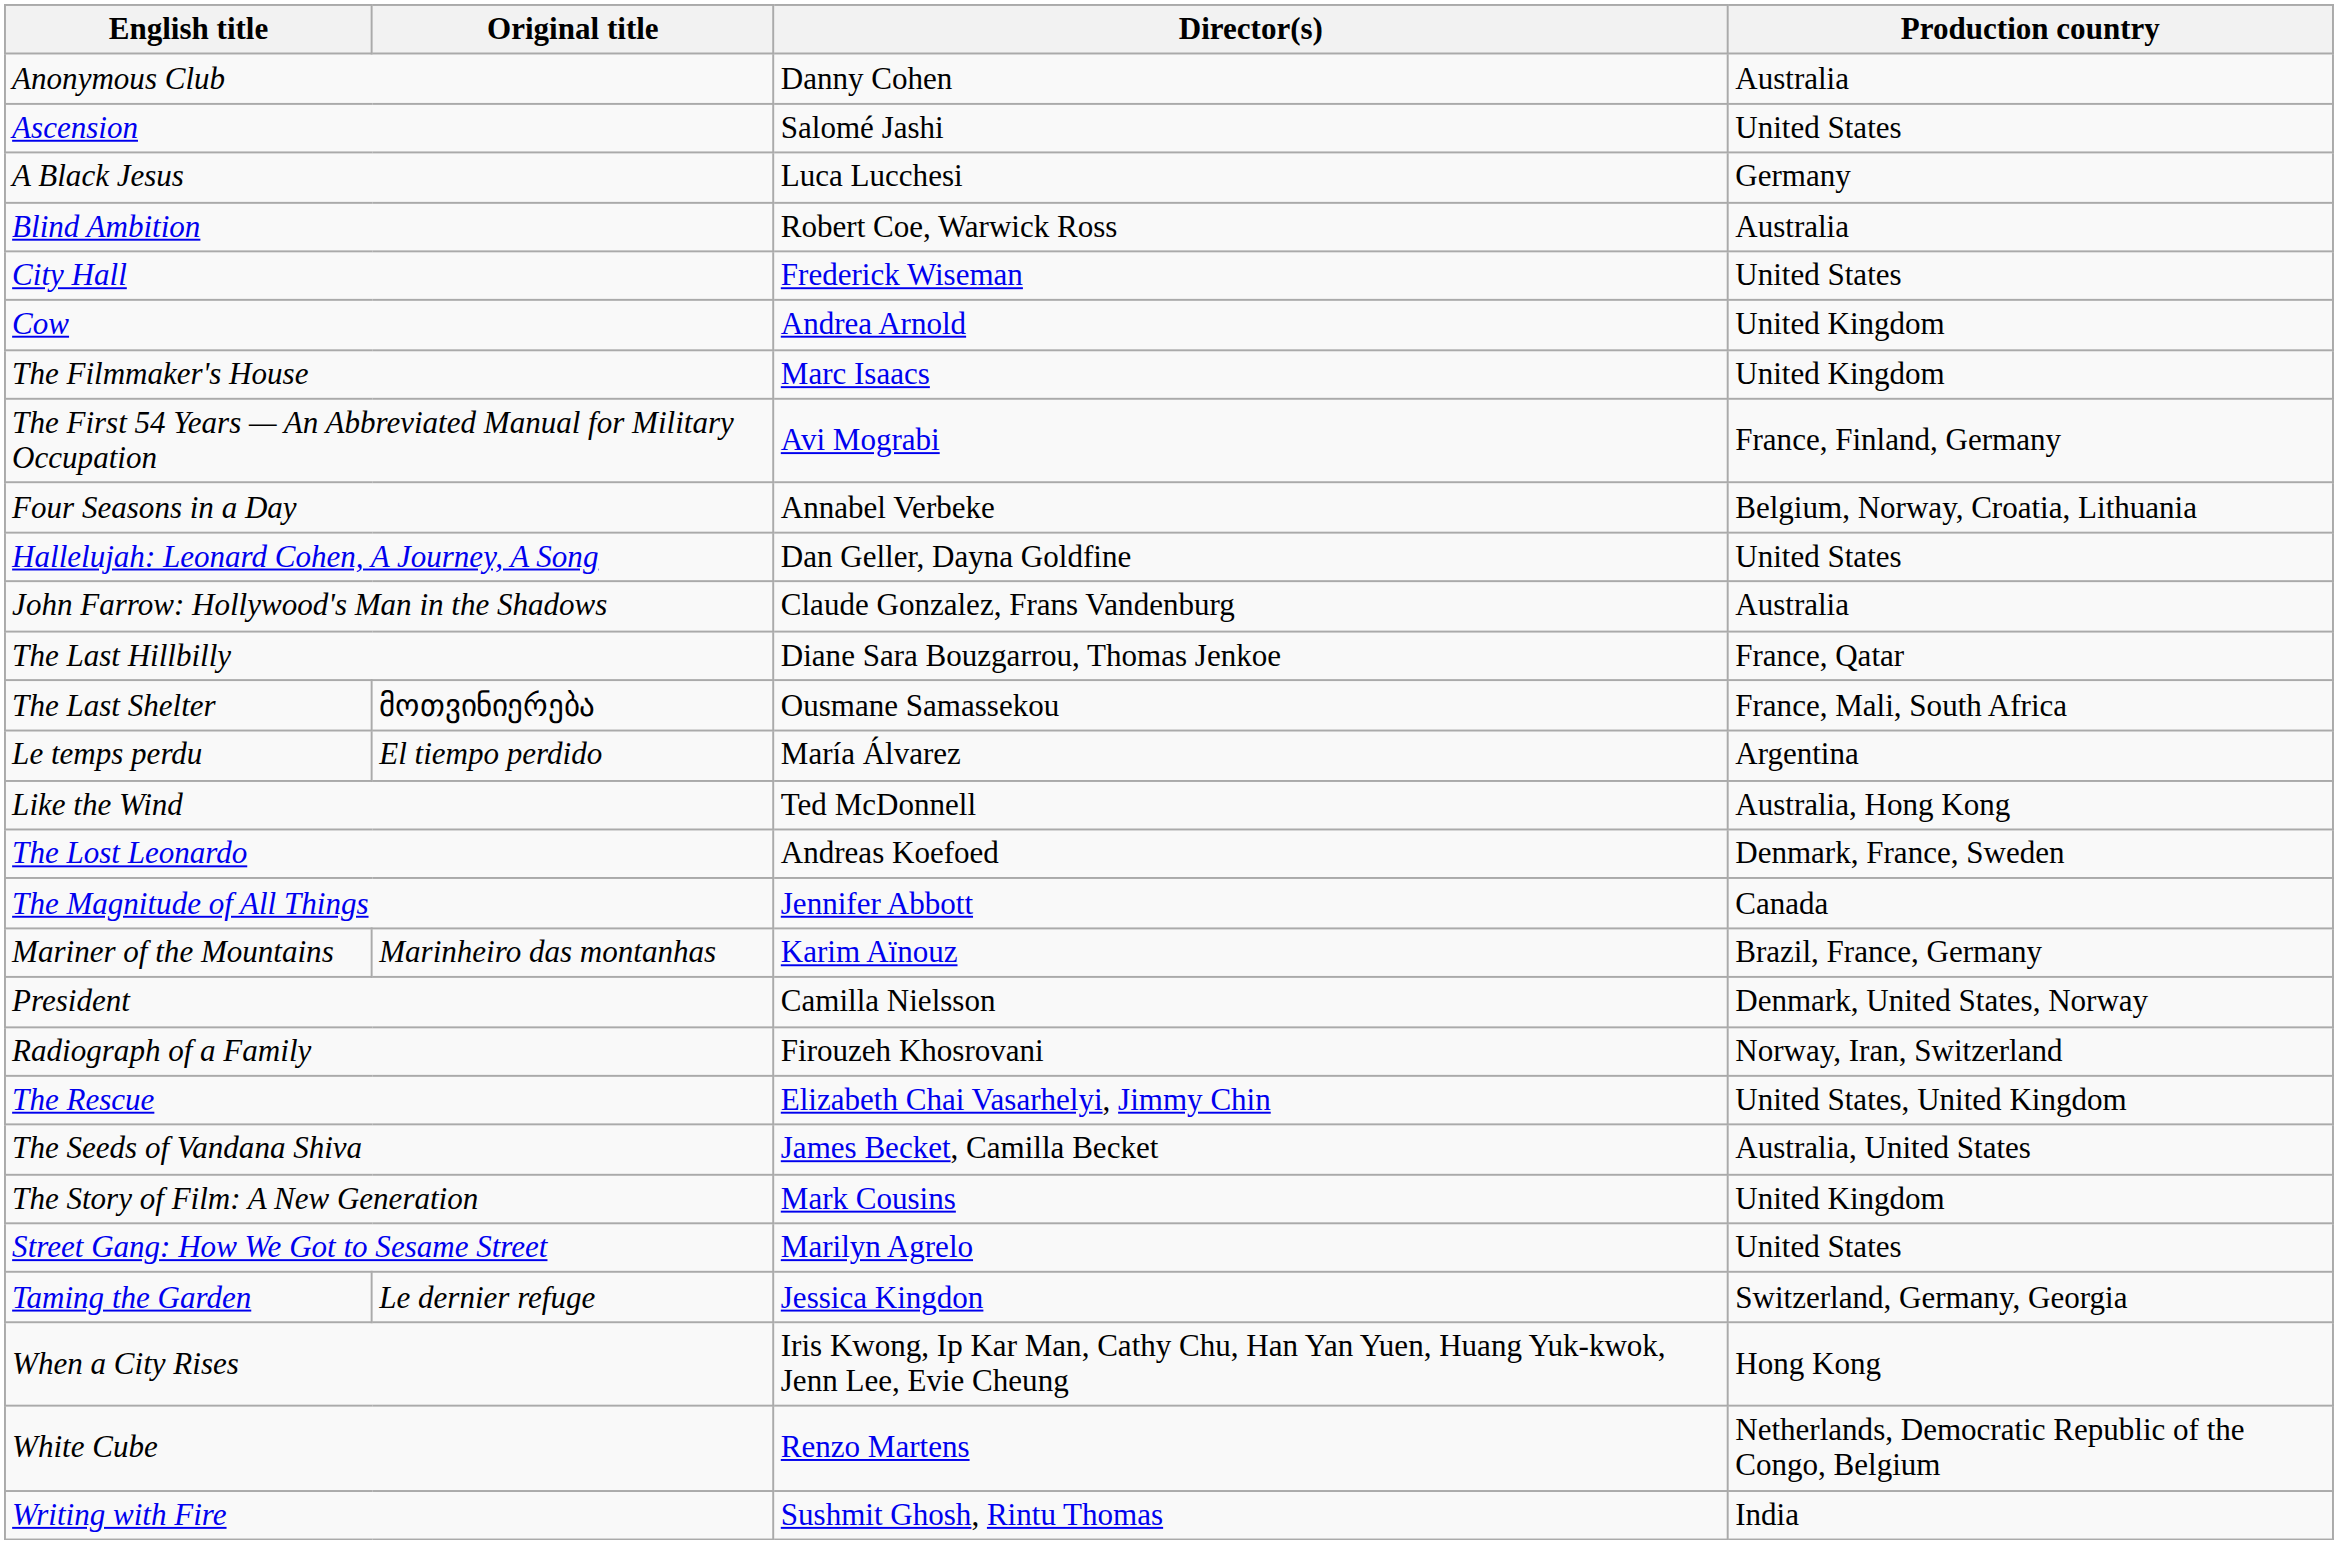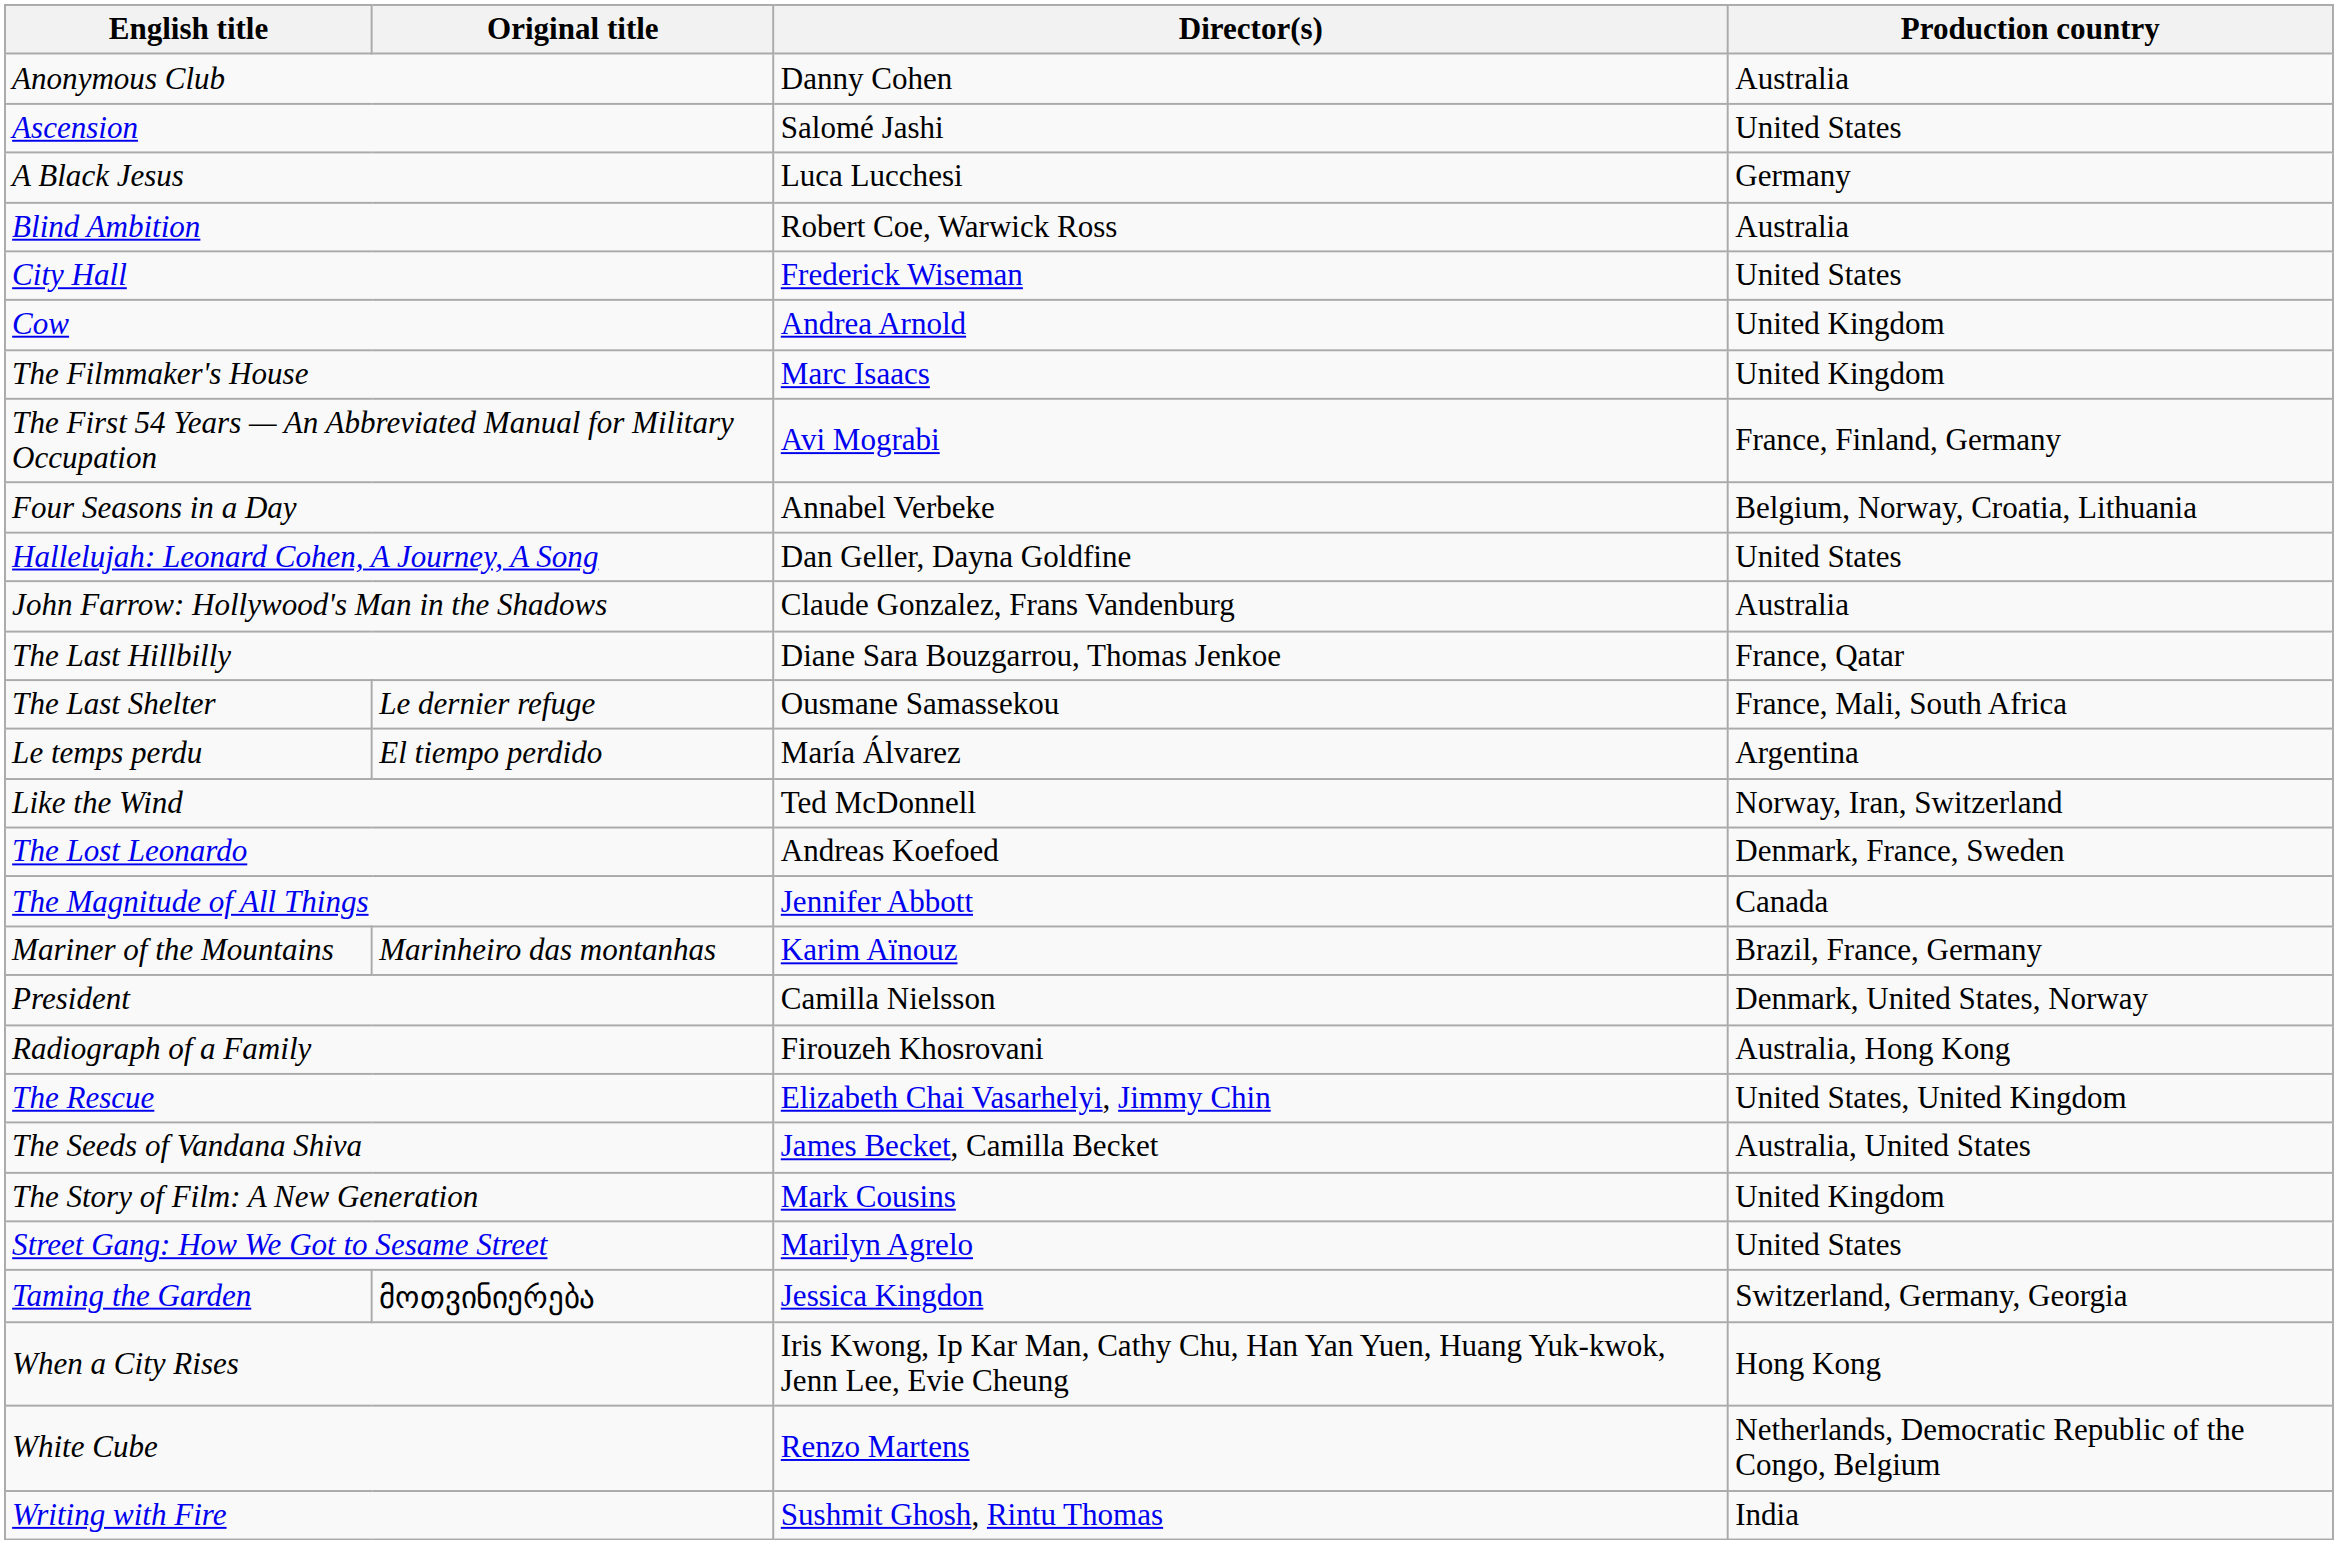(487, 705) მოთვინიერება -> (487, 703) Le dernier refuge
(1873, 804) Australia, Hong Kong -> (1899, 802) Norway, Iran, Switzerland
(1899, 1050) Norway, Iran, Switzerland -> (1873, 1048) Australia, Hong Kong
(487, 1296) Le dernier refuge -> (487, 1296) მოთვინიერება
